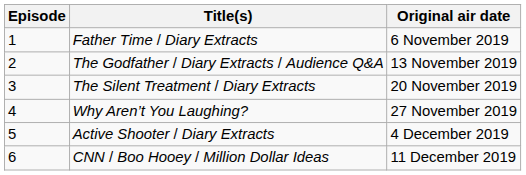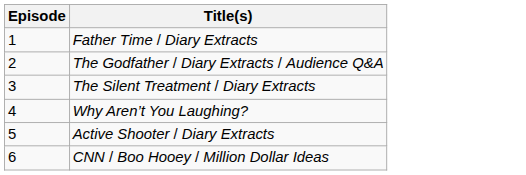- column: (454, 16)
